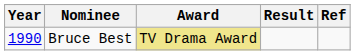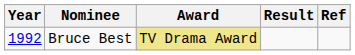(25, 39) 1990 -> (25, 39) 1992
